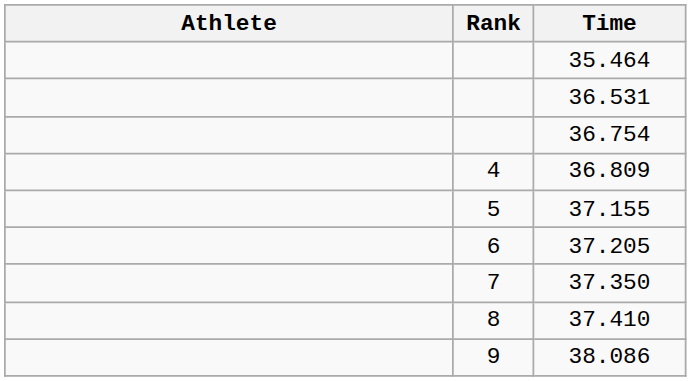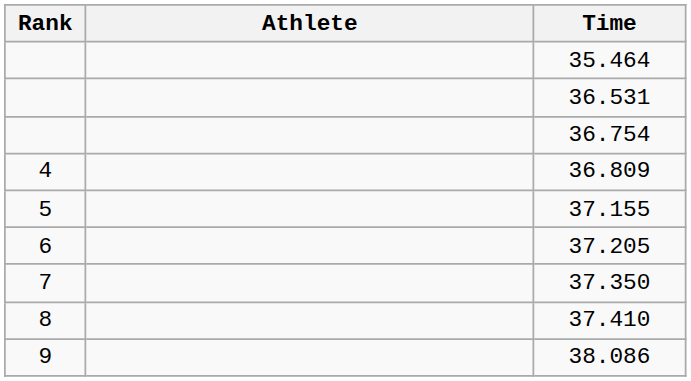columns swapped: (494, 23) <-> (229, 23)
